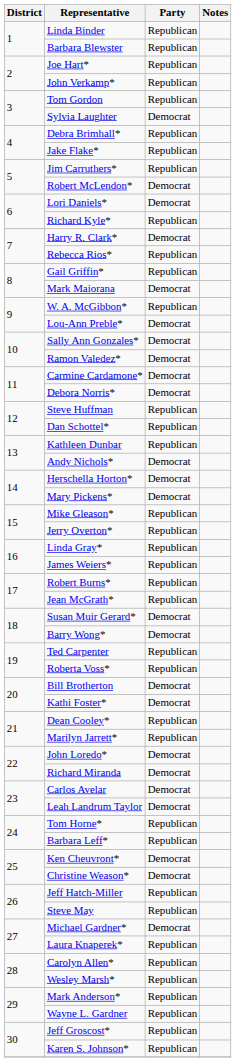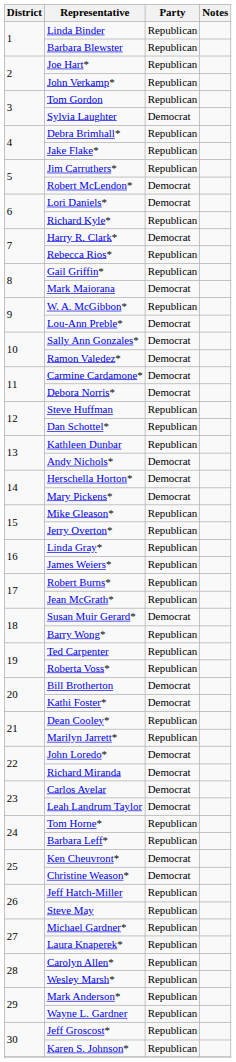(169, 634) Democrat -> (172, 634) Republican
(169, 927) Democrat -> (172, 927) Republican
